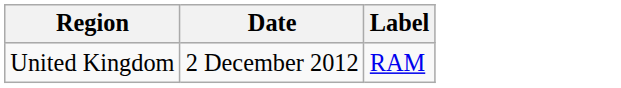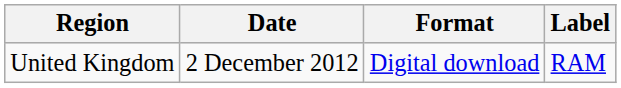+ column: (455, 23)
